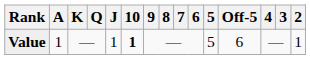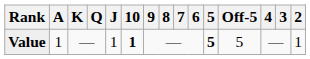(211, 41) normal -> (211, 41) bold
(239, 41) 6 -> (239, 41) 5
